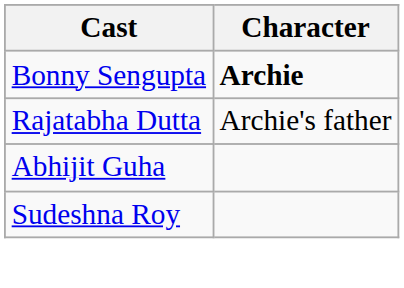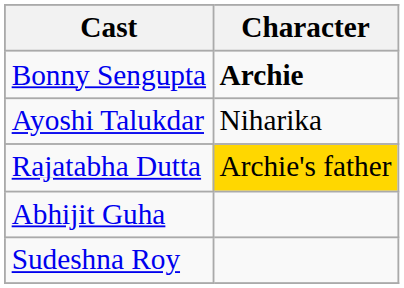+ row: (108, 120)
(306, 120) no background -> (306, 167) gold background
